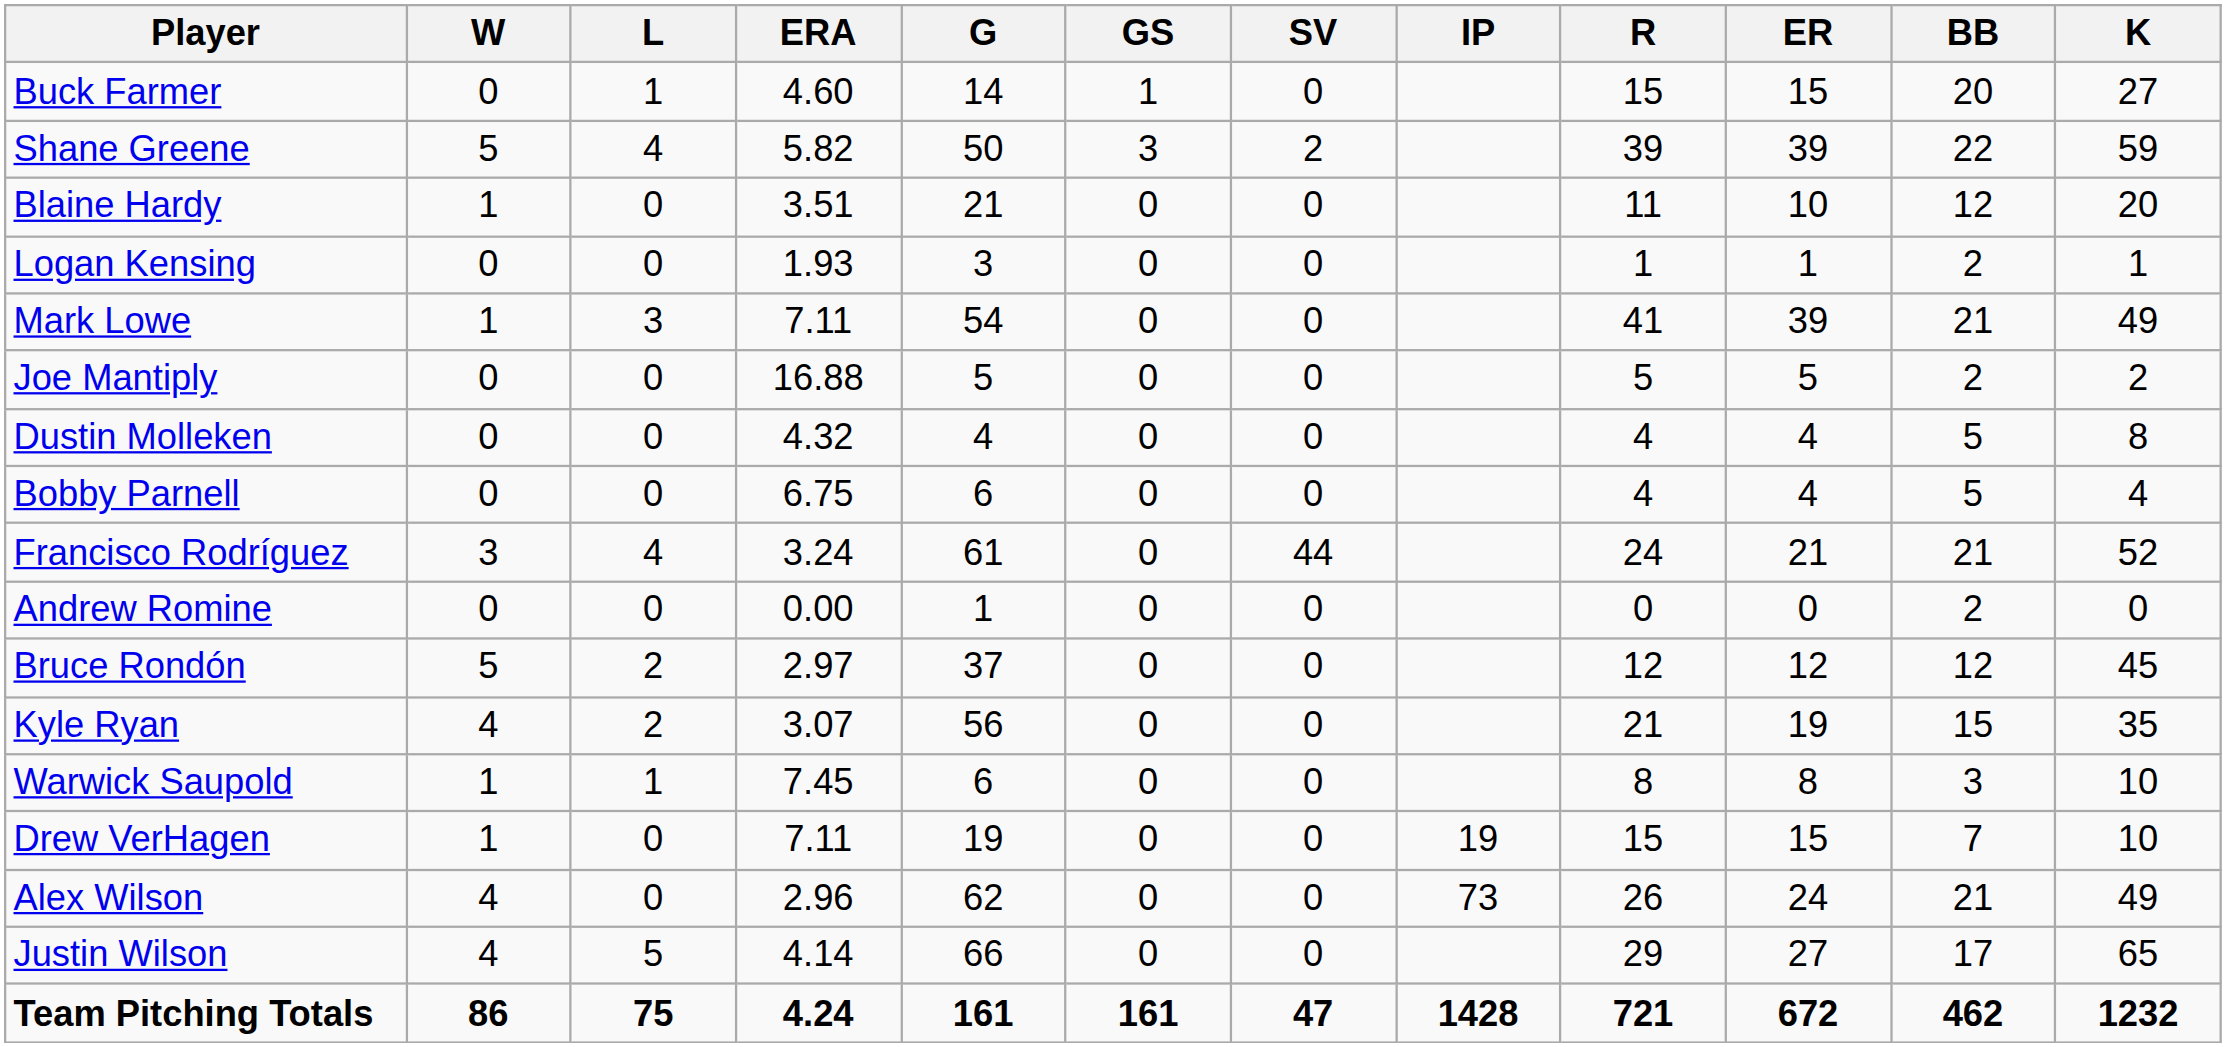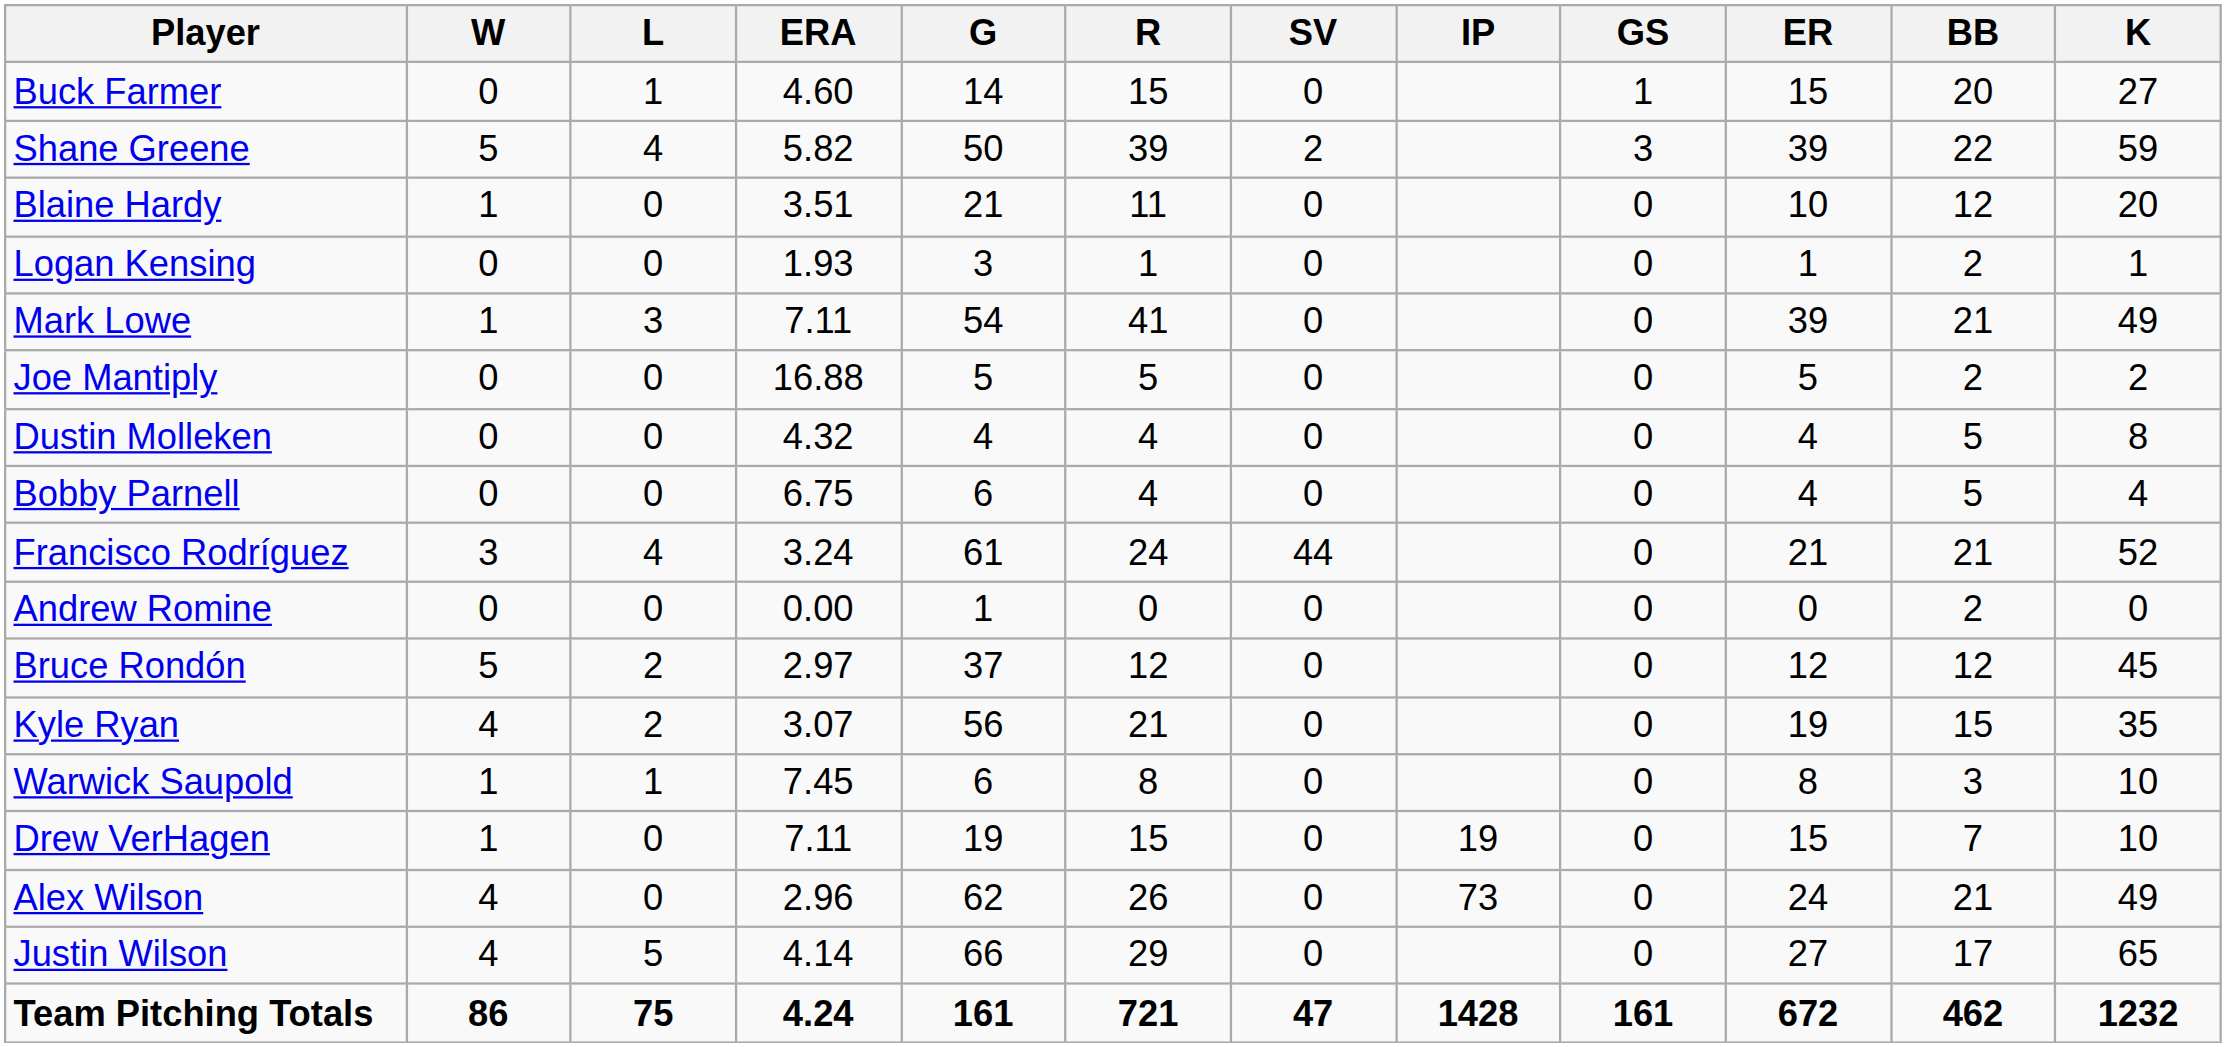columns swapped: (1148, 33) <-> (1643, 33)
